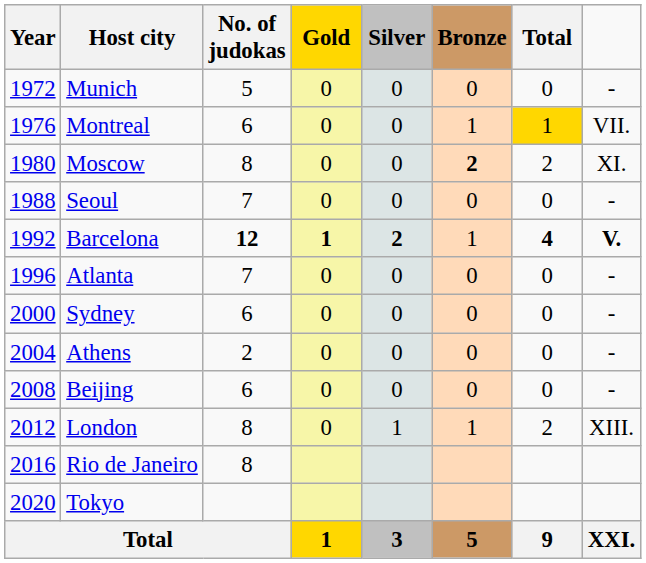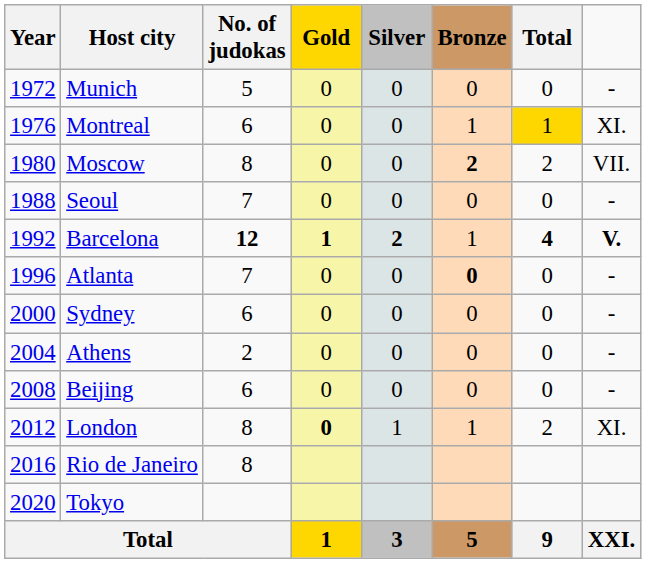(612, 125) VII. -> (612, 125) XI.
(612, 163) XI. -> (612, 163) VII.
(472, 276) normal -> (472, 276) bold
(326, 426) normal -> (326, 426) bold
(612, 426) XIII. -> (612, 426) XI.
